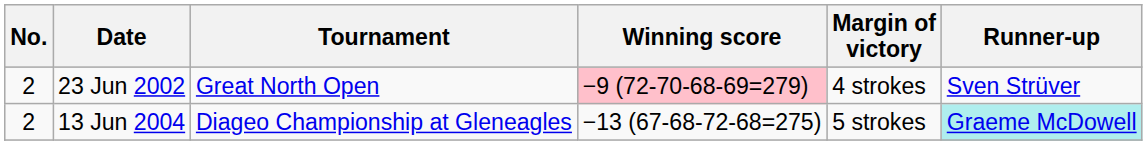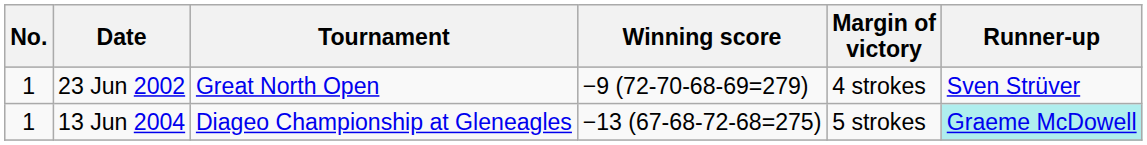(29, 86) 2 -> (29, 86) 1
(696, 86) pink background -> (696, 86) no background
(29, 122) 2 -> (29, 122) 1
